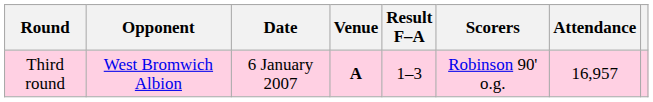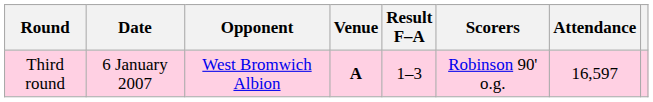columns swapped: (280, 27) <-> (158, 27)
(595, 73) 16,957 -> (595, 73) 16,597
